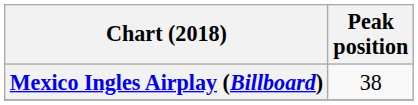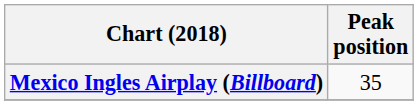(371, 81) 38 -> (371, 81) 35
